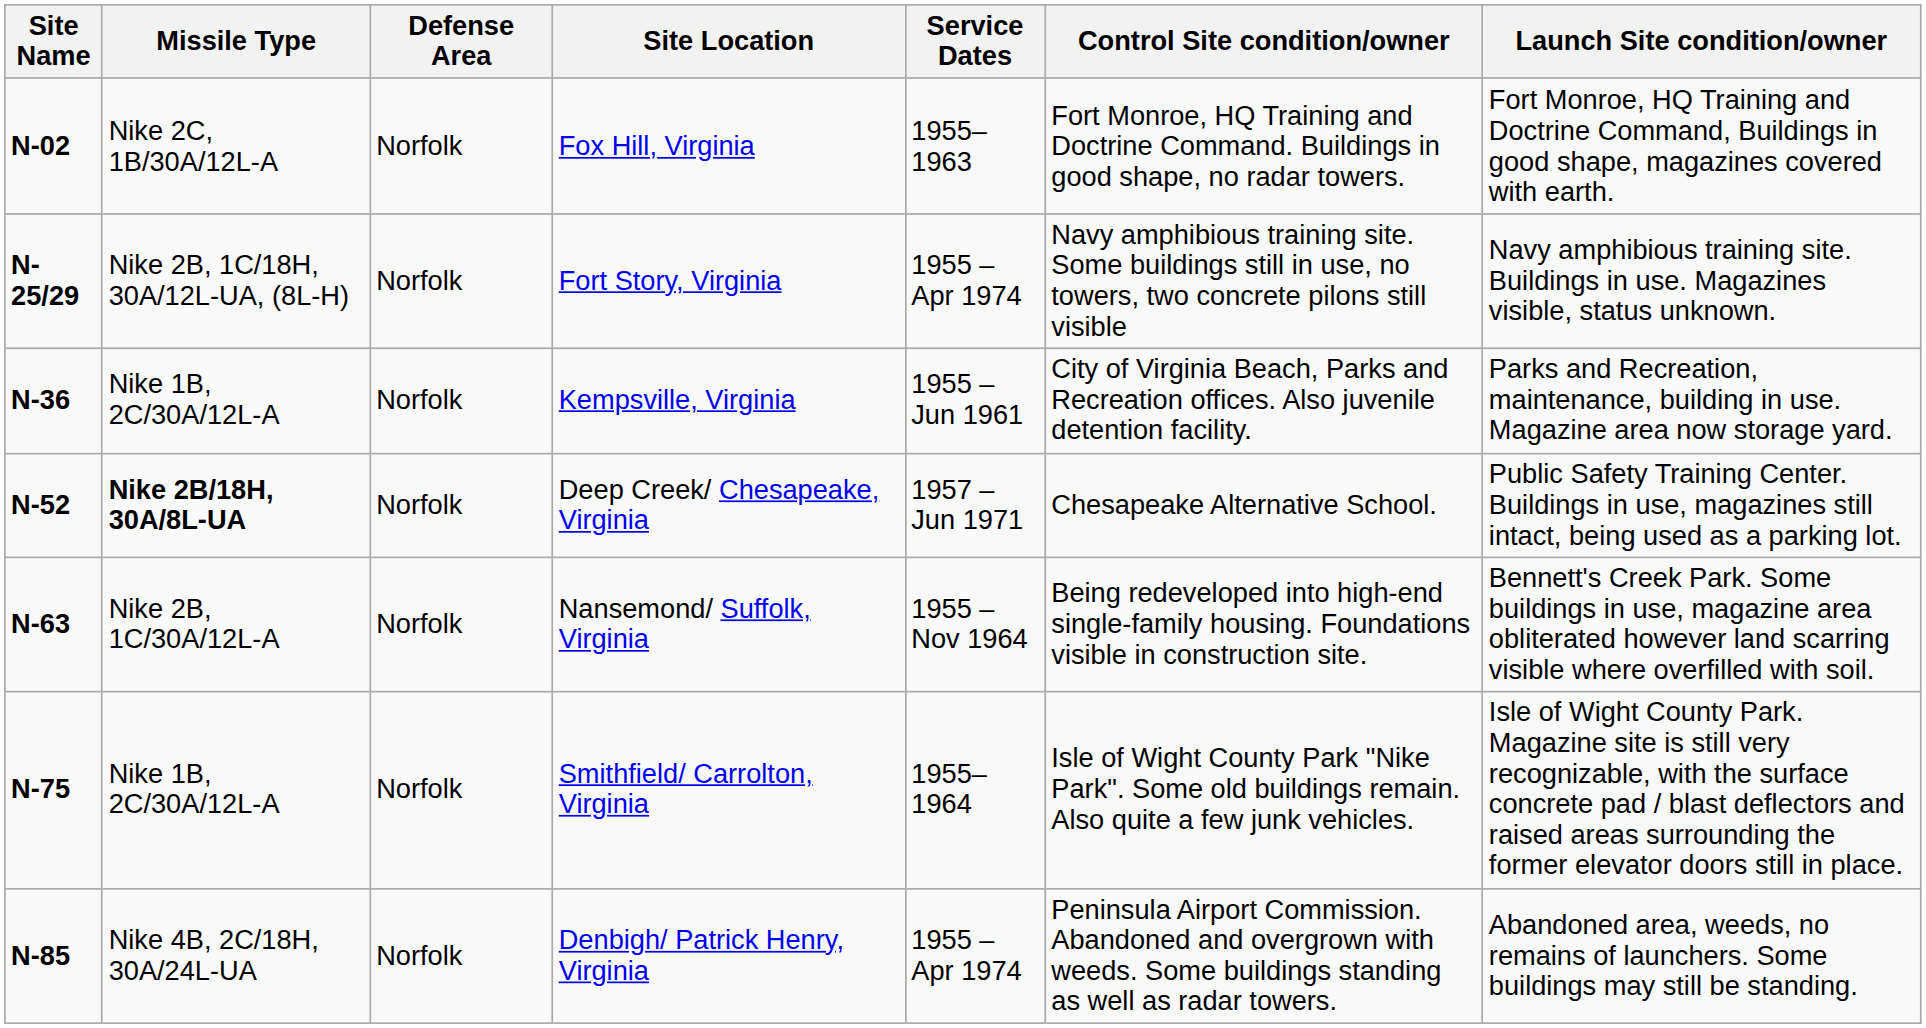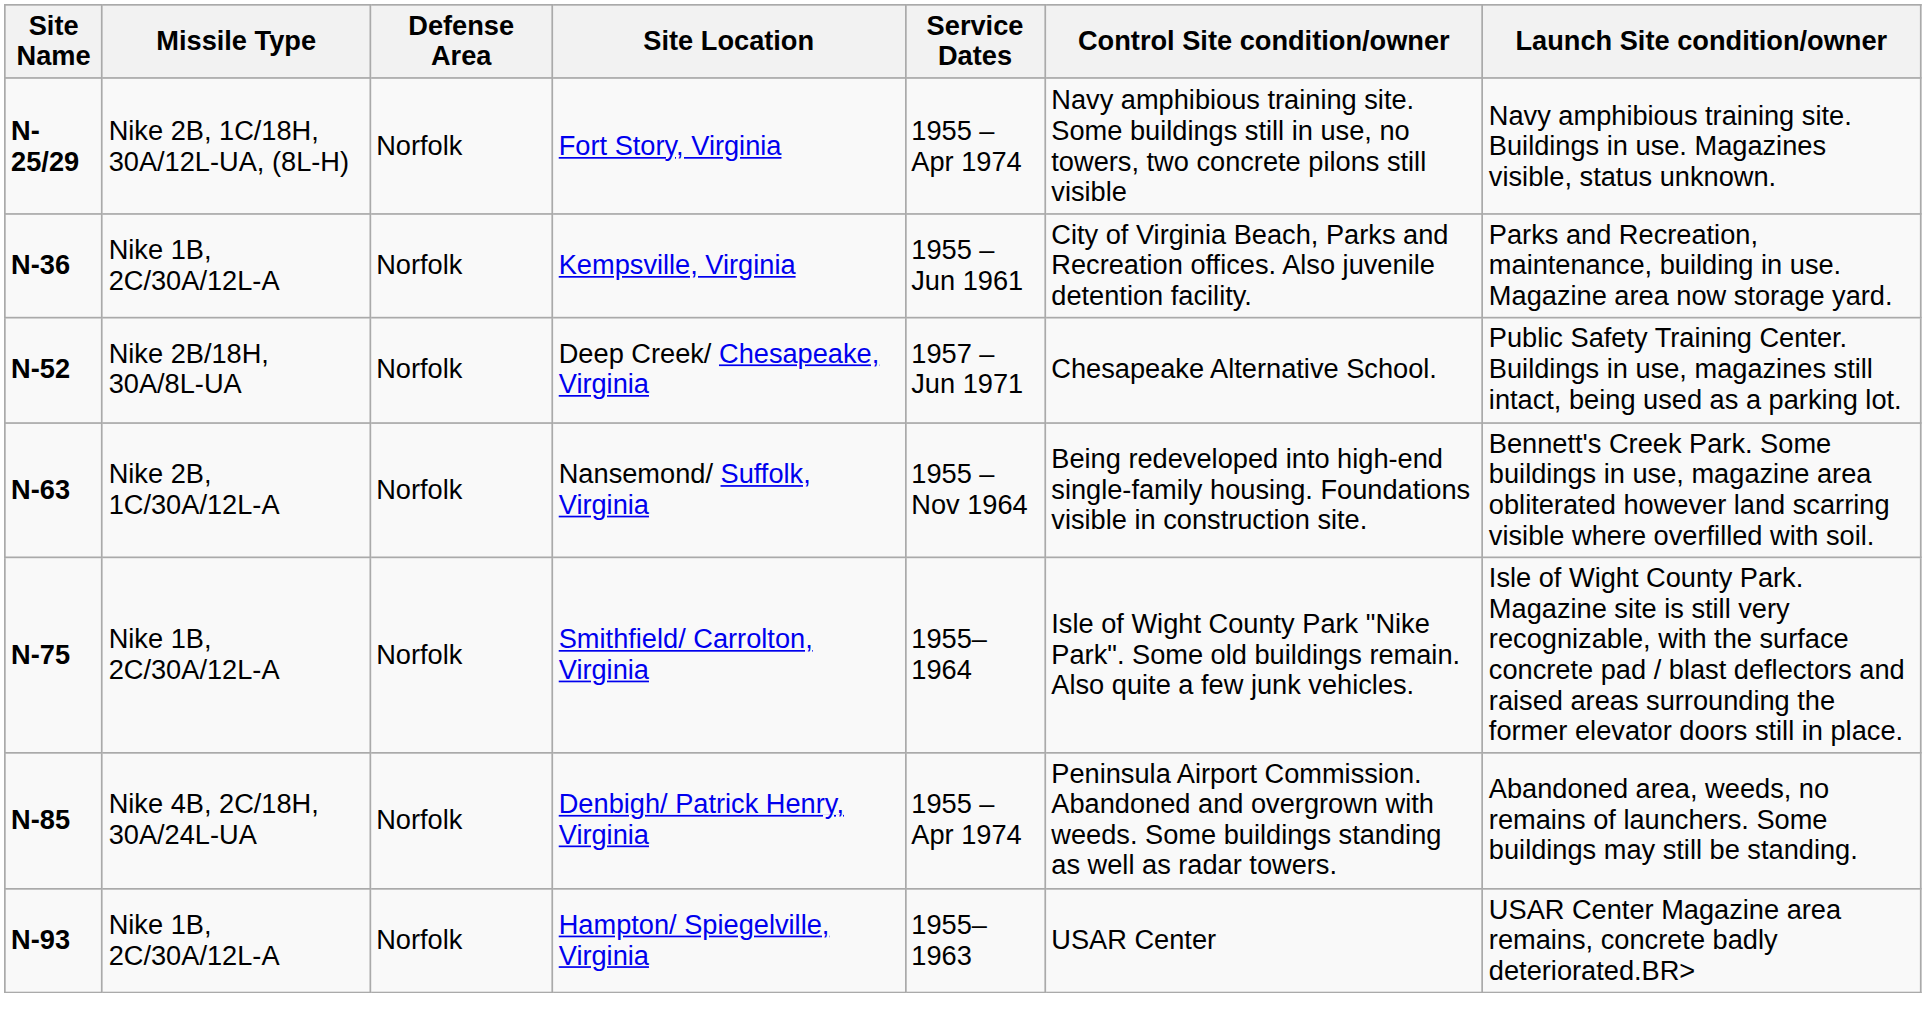- row: (657, 145)
(191, 504) bold -> (189, 369) normal
+ row: (694, 940)
